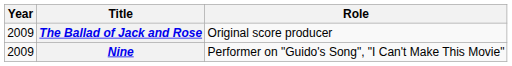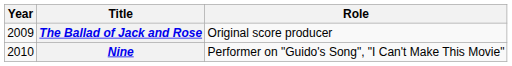(20, 52) 2009 -> (20, 52) 2010
